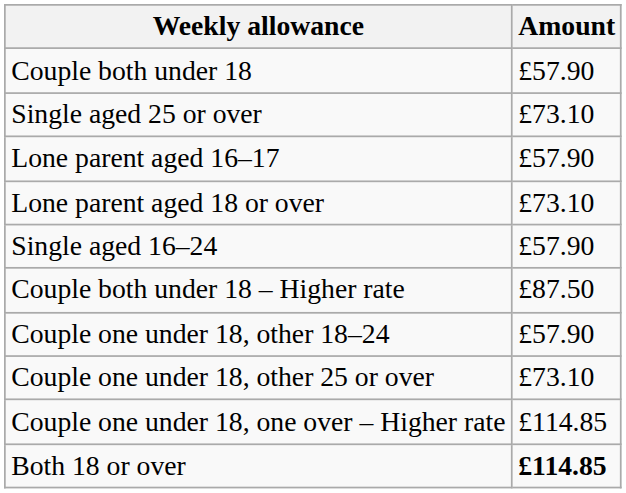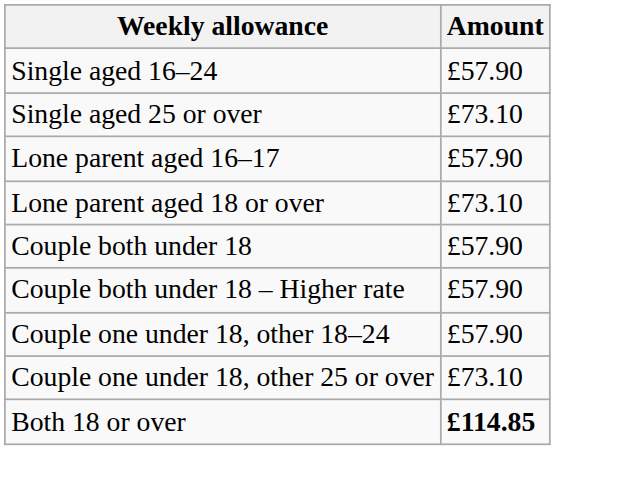rows swapped: (114, 245) <-> (132, 70)
(556, 289) £87.50 -> (485, 289) £57.90
- row: (258, 421)
